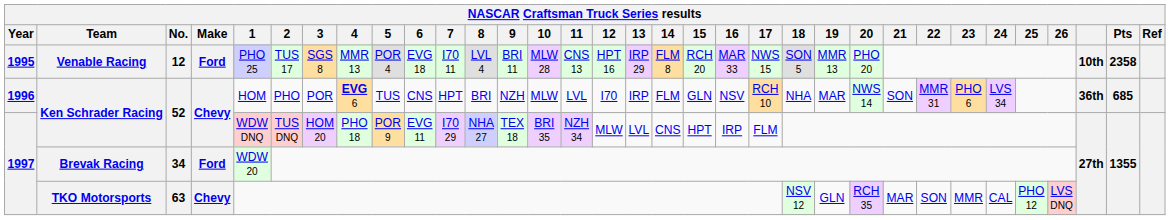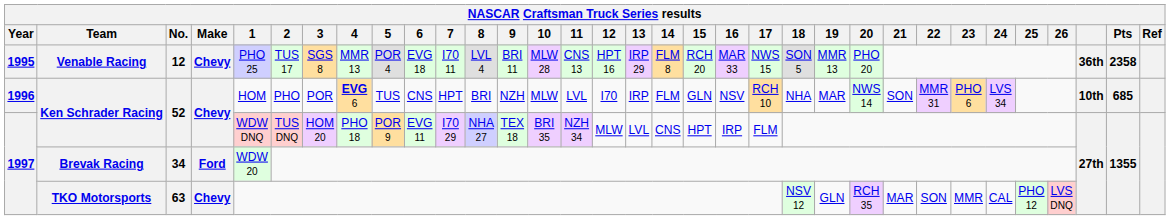(212, 62) Ford -> (212, 62) Chevy
(1091, 62) 10th -> (1091, 62) 36th
(1091, 96) 36th -> (1091, 96) 10th
